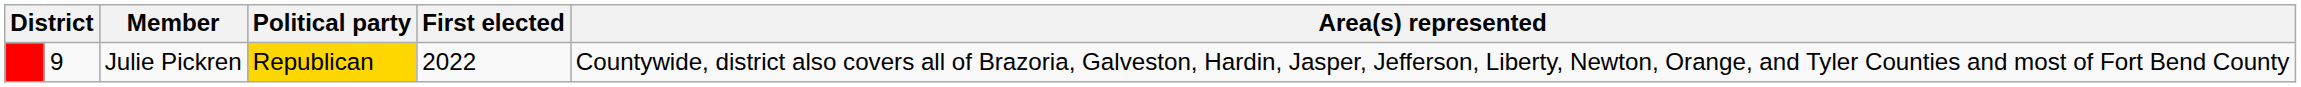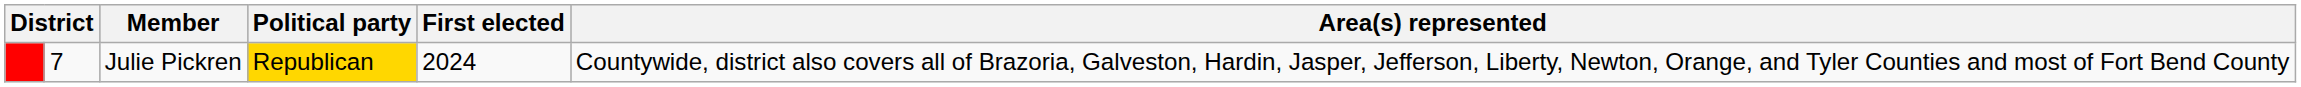(57, 61) 9 -> (57, 61) 7
(449, 61) 2022 -> (449, 61) 2024
